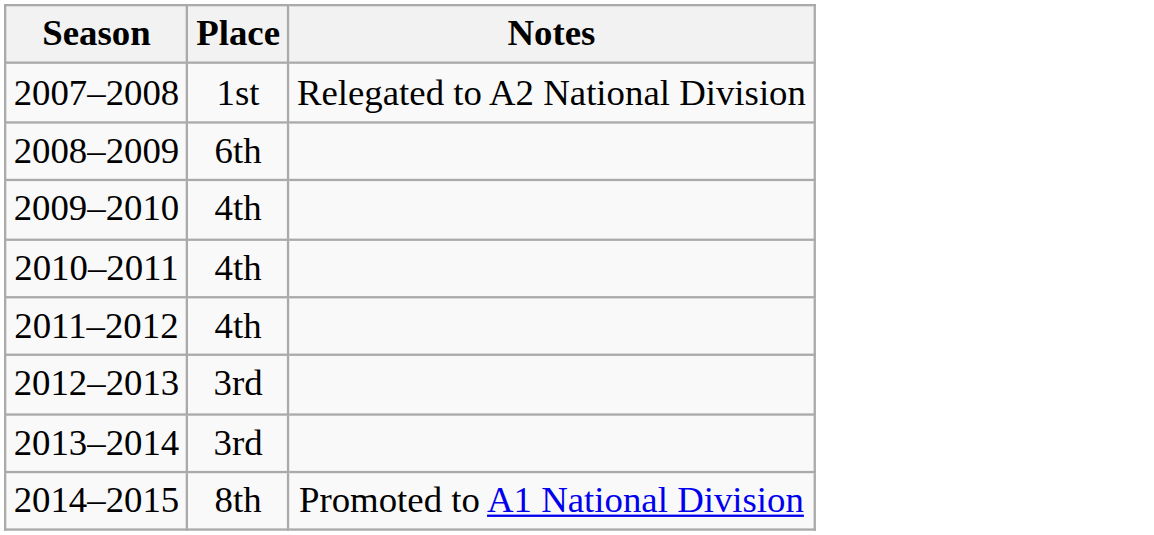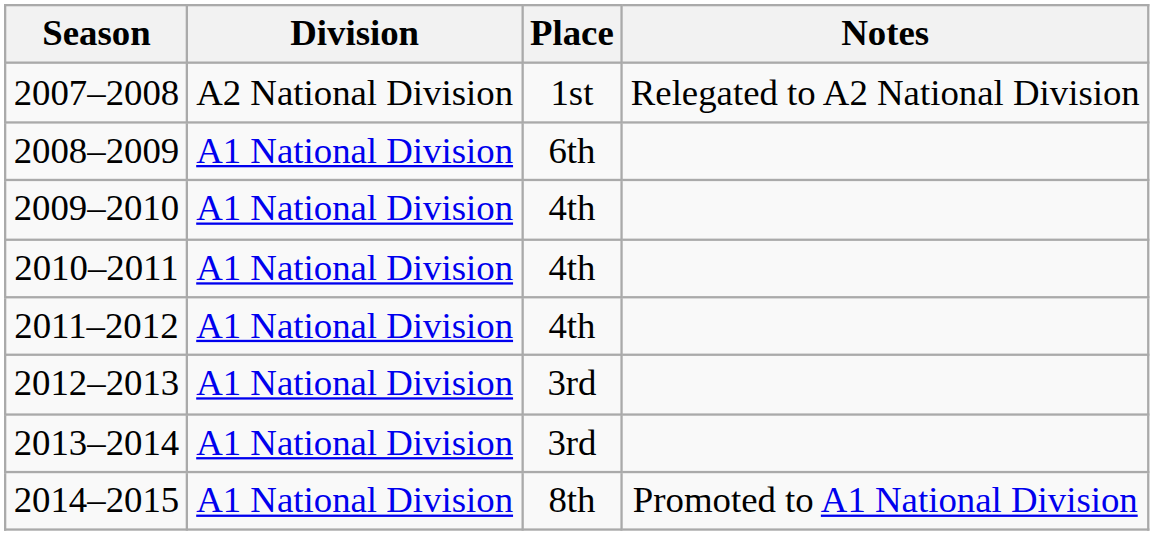+ column: (355, 33)
